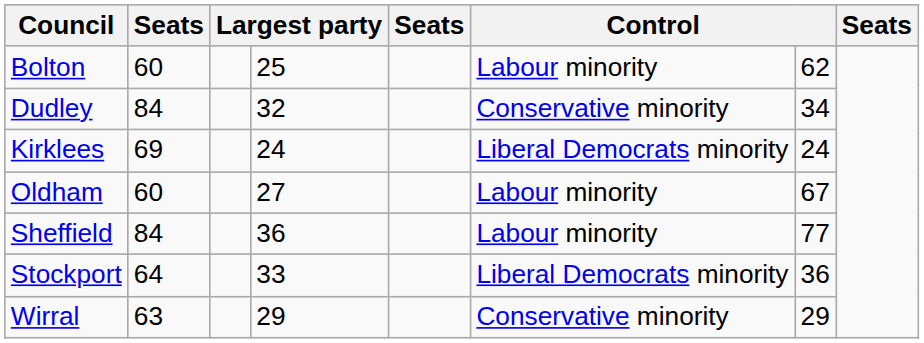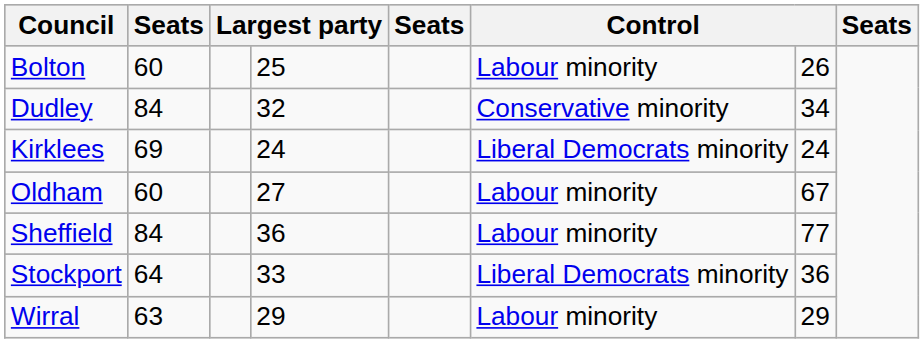(815, 66) 62 -> (815, 66) 26
(603, 316) Conservative minority -> (567, 316) Labour minority
